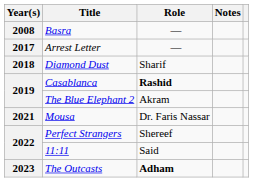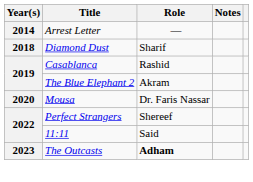- row: (58, 30)
(23, 47) 2017 -> (23, 30) 2014
(156, 82) bold -> (154, 64) normal
(23, 116) 2021 -> (23, 99) 2020
